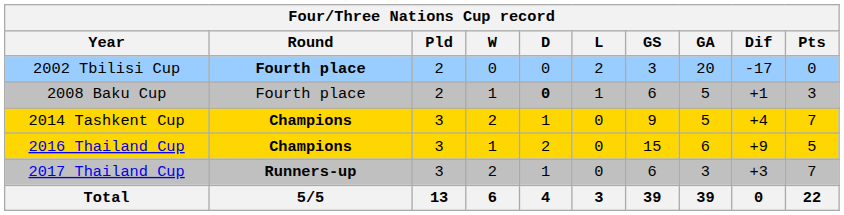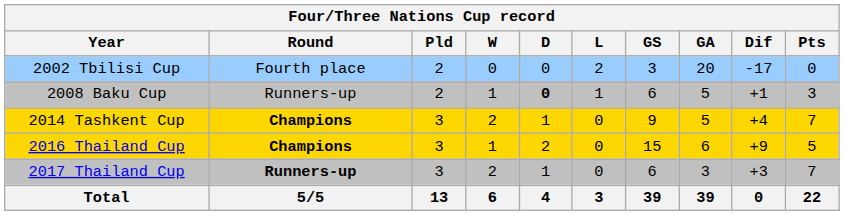(311, 69) bold -> (311, 69) normal
(311, 94) Fourth place -> (311, 94) Runners-up
